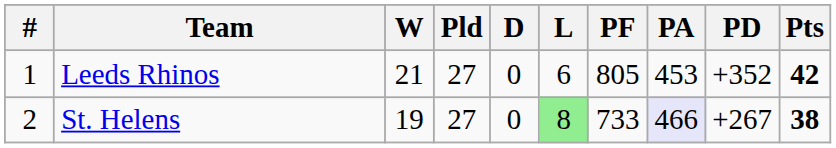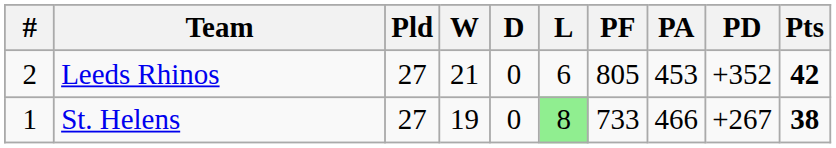columns swapped: (462, 27) <-> (409, 27)
(30, 73) 1 -> (30, 73) 2
(30, 119) 2 -> (30, 119) 1
(676, 119) lavender background -> (676, 119) no background
